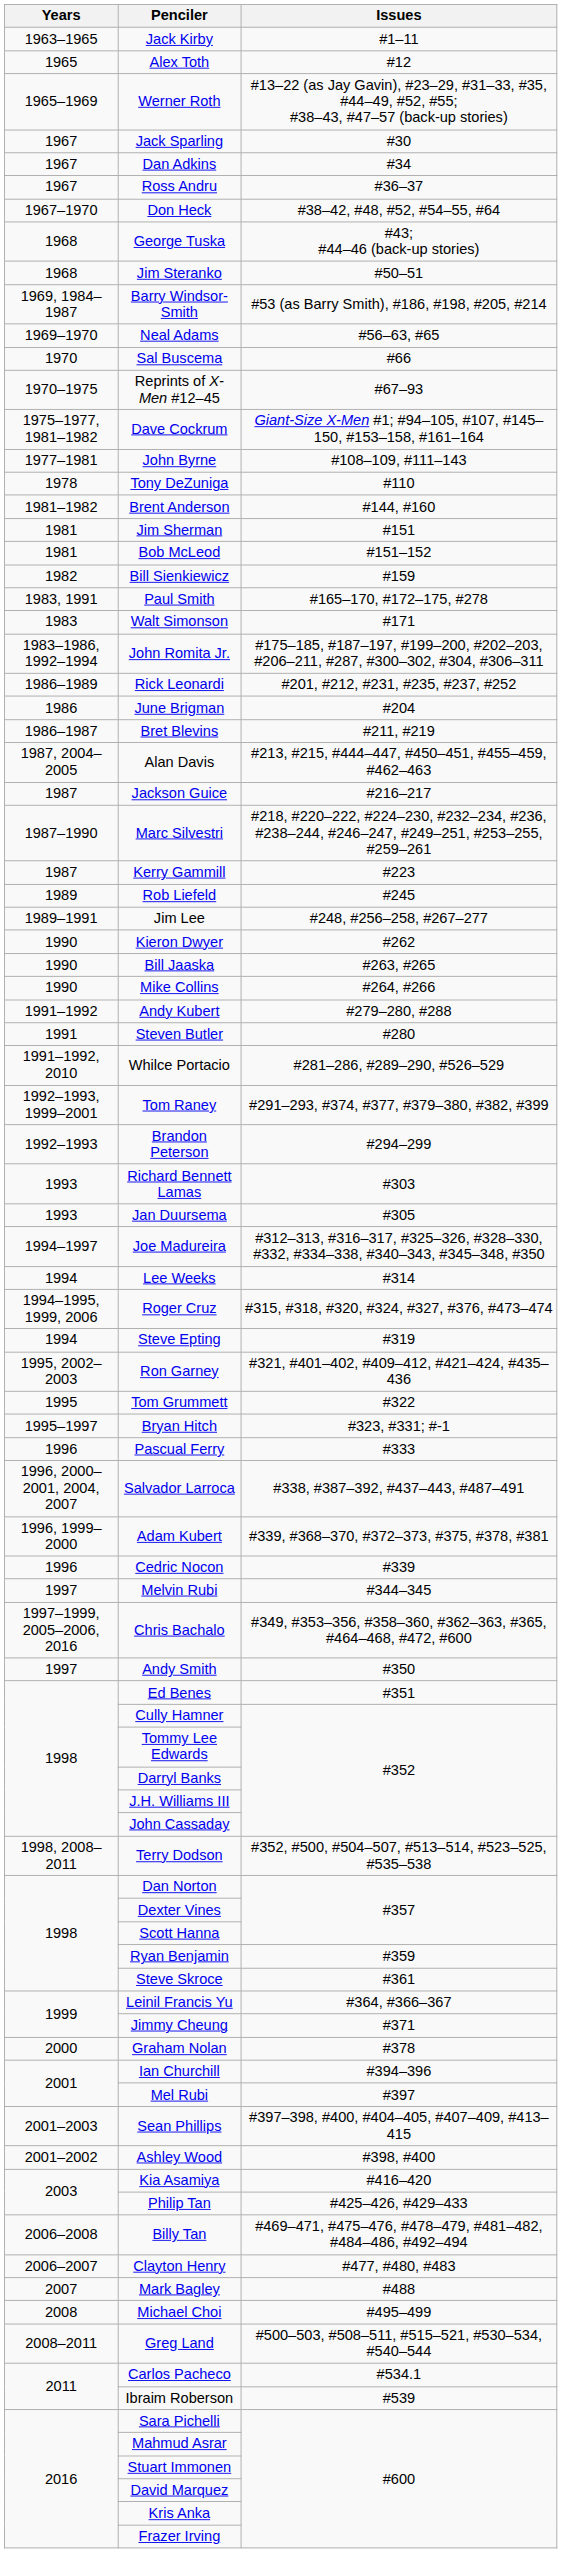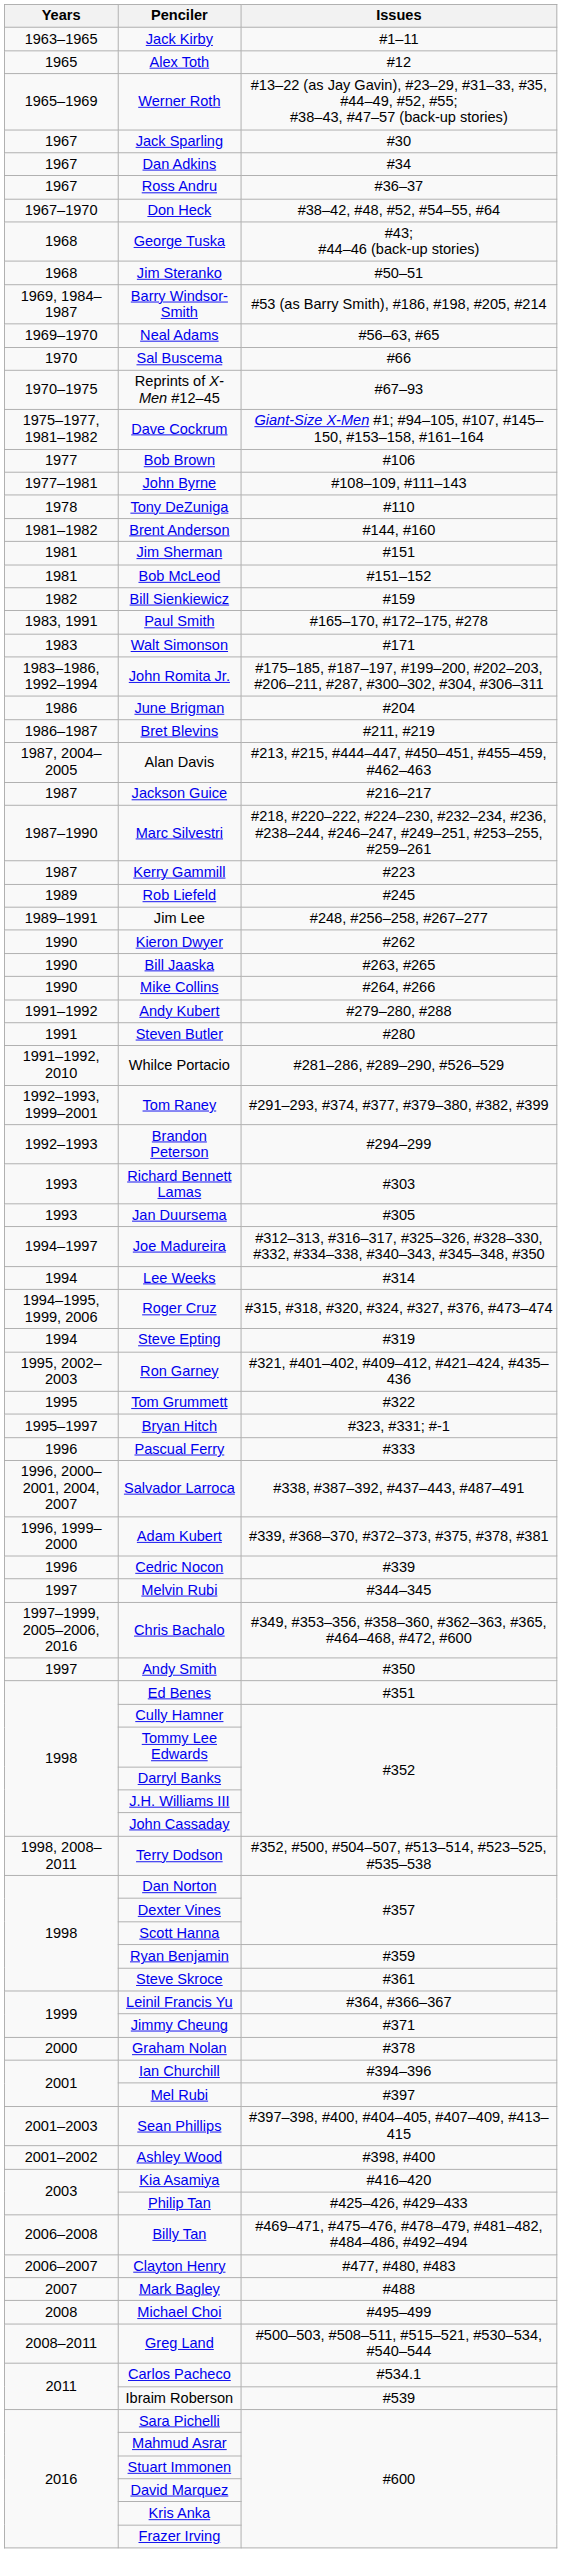+ row: (179, 460)
- row: (179, 684)
